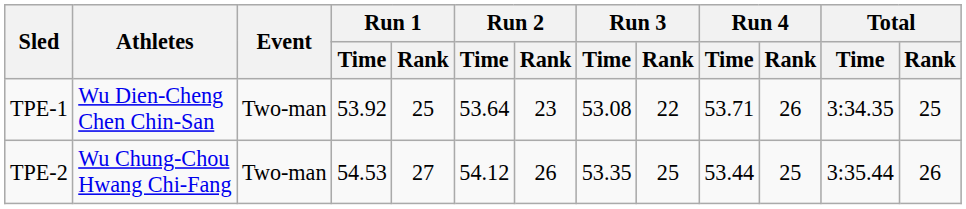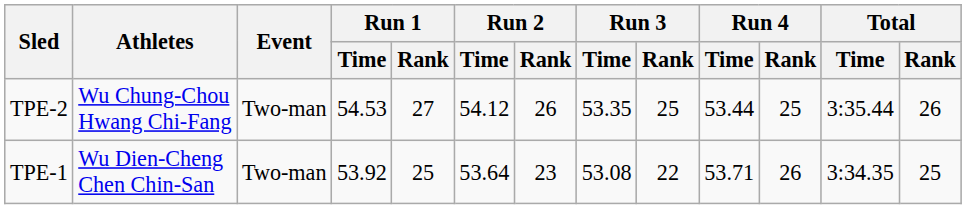rows swapped: (39, 109) <-> (39, 172)
